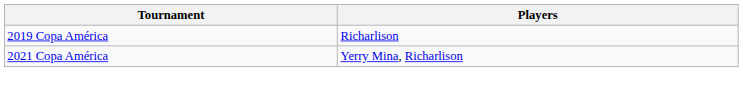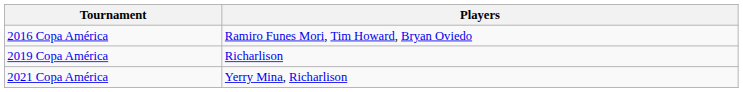+ row: (58, 35)
